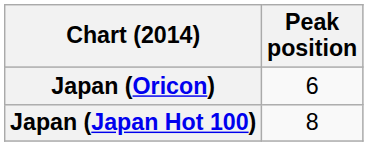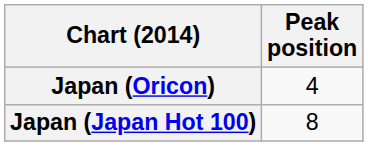(312, 85) 6 -> (312, 85) 4
